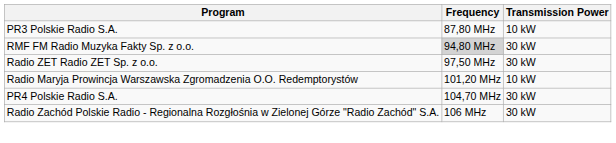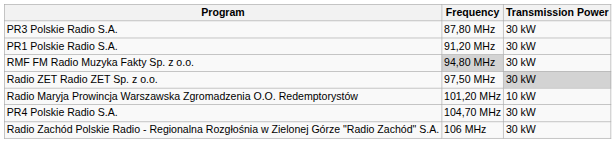(521, 29) 10 kW -> (521, 29) 30 kW
+ row: (62, 46)
(521, 63) no background -> (521, 79) lightgrey background
